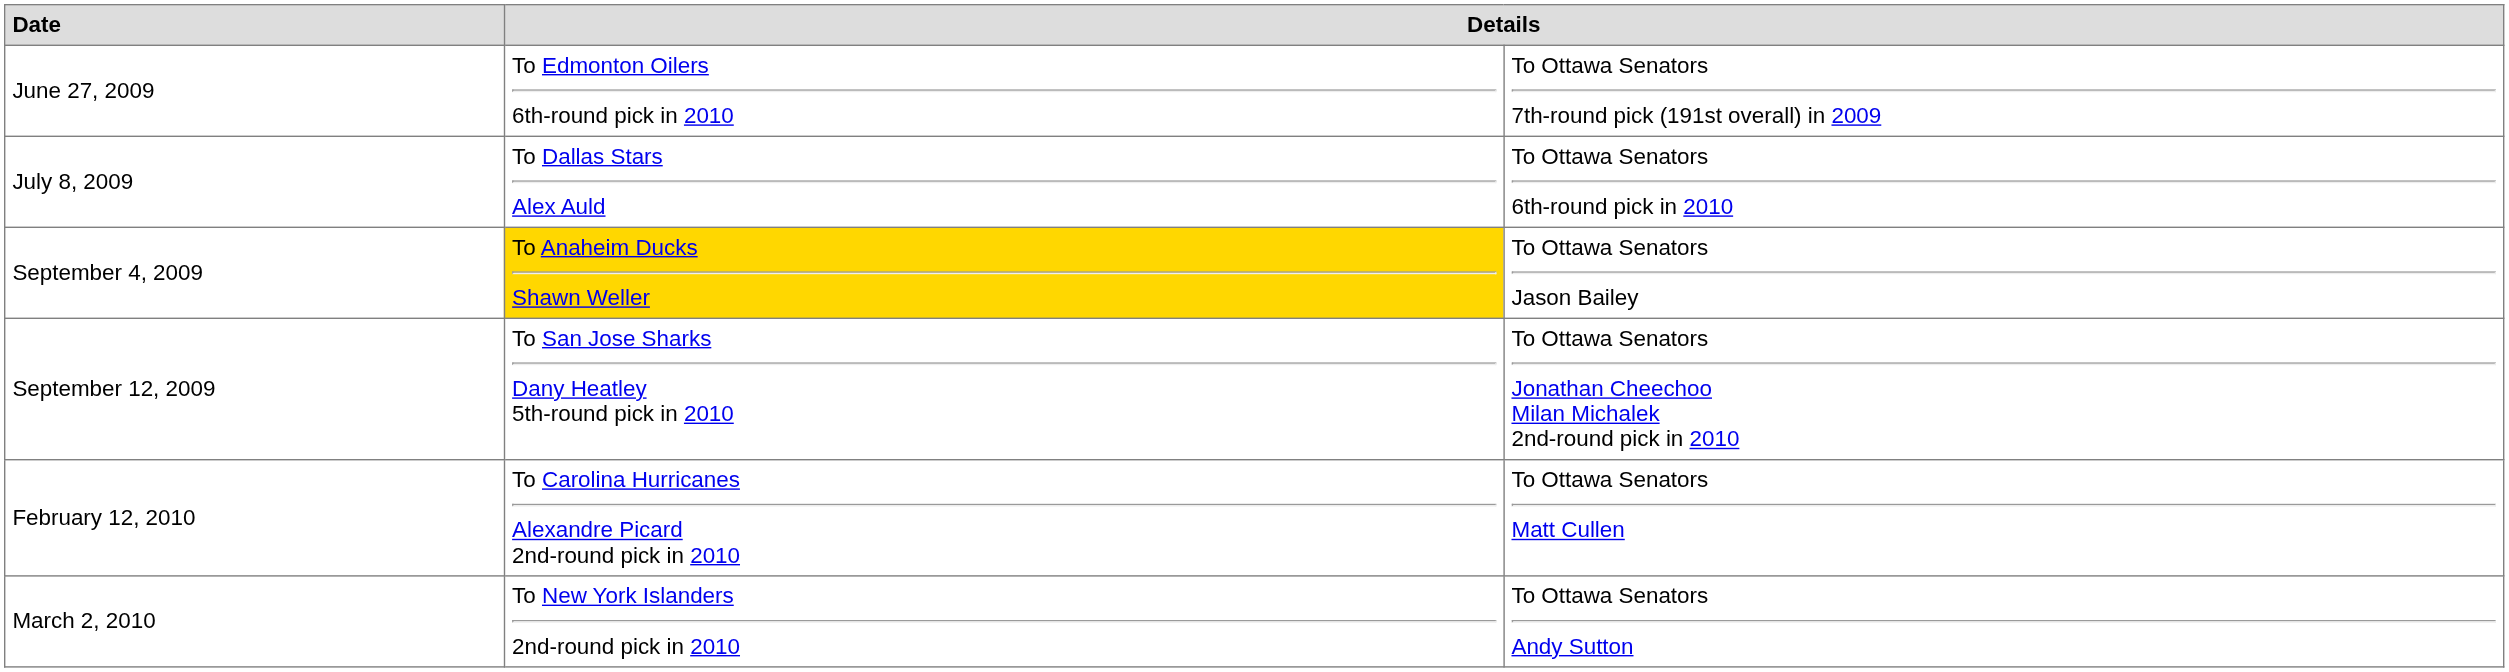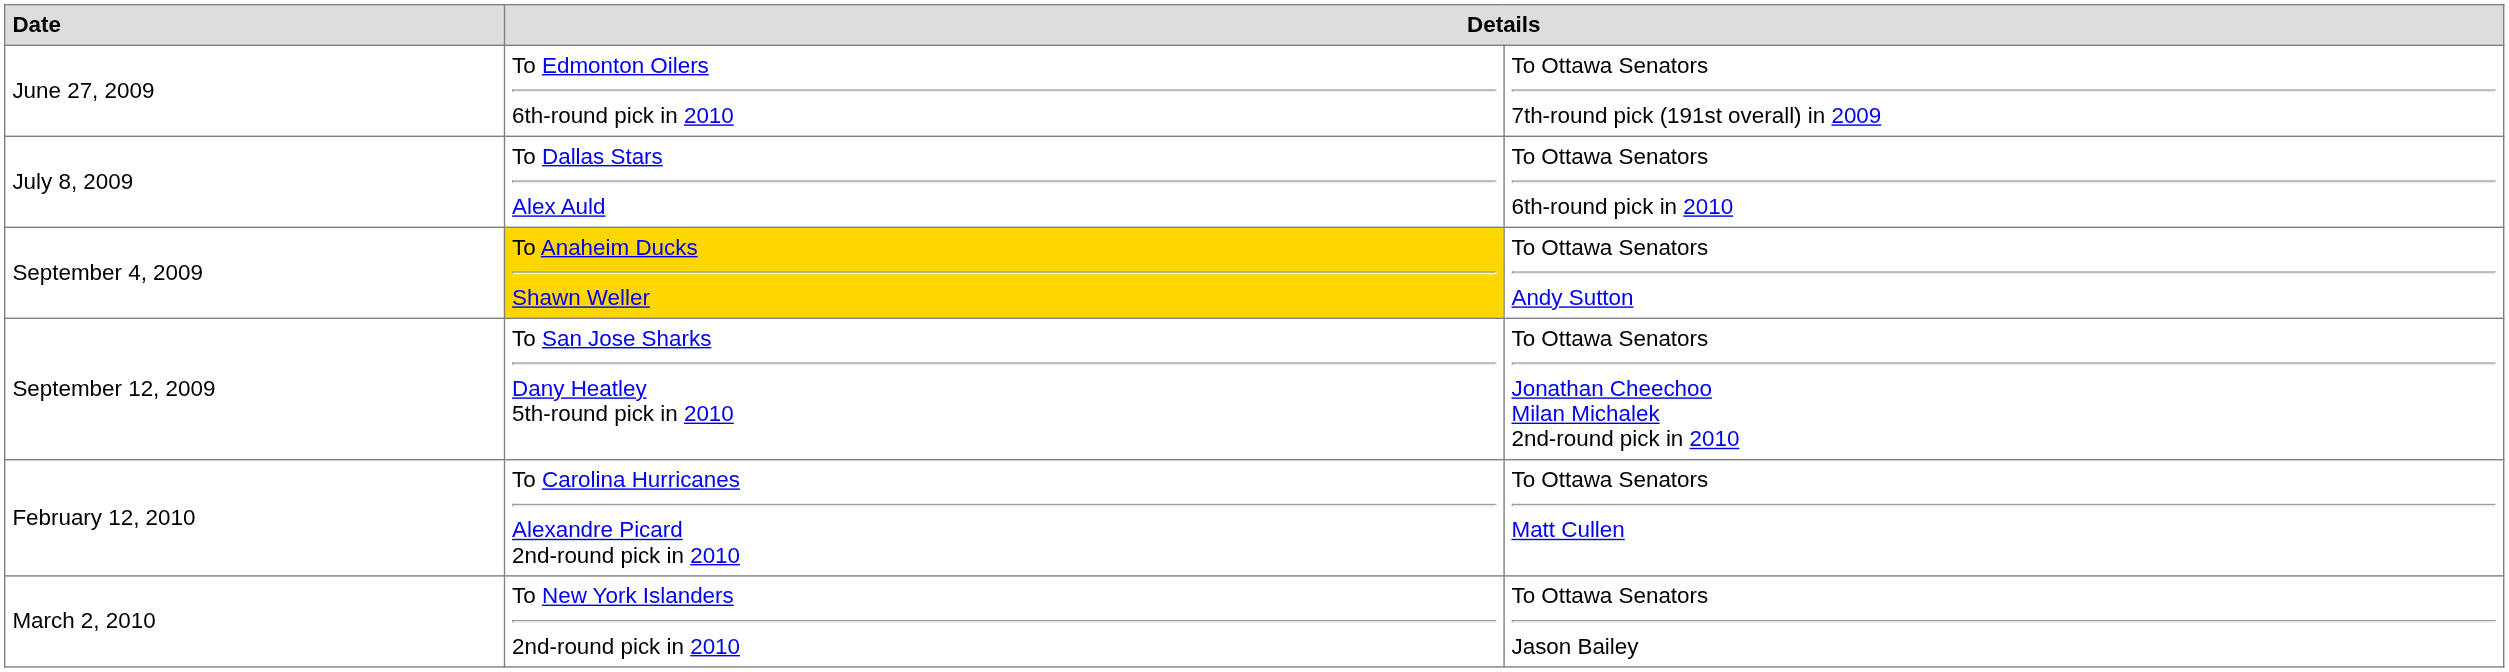(2003, 272) To Ottawa Senators Jason Bailey -> (2003, 272) To Ottawa Senators Andy Sutton
(2003, 621) To Ottawa Senators Andy Sutton -> (2003, 621) To Ottawa Senators Jason Bailey
